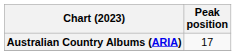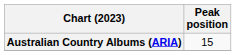(207, 42) 17 -> (207, 42) 15
